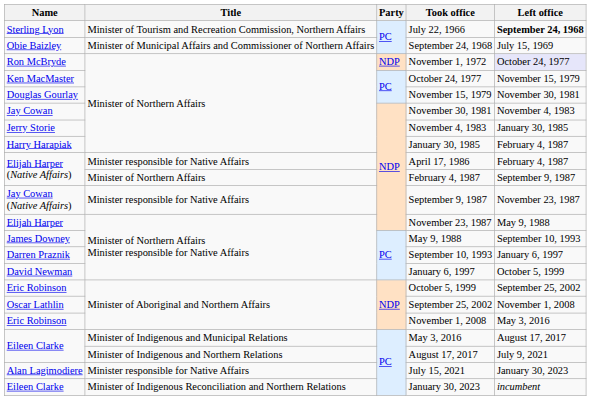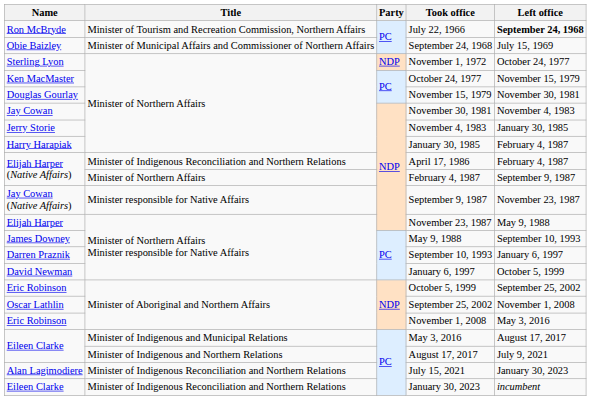(35, 29) Sterling Lyon -> (36, 29) Ron McBryde
(36, 62) Ron McBryde -> (35, 62) Sterling Lyon
(533, 62) lavender background -> (533, 62) no background
(168, 161) Minister responsible for Native Affairs -> (217, 161) Minister of Indigenous Reconciliation and Northern Relations
(168, 370) Minister responsible for Native Affairs -> (217, 370) Minister of Indigenous Reconciliation and Northern Relations
